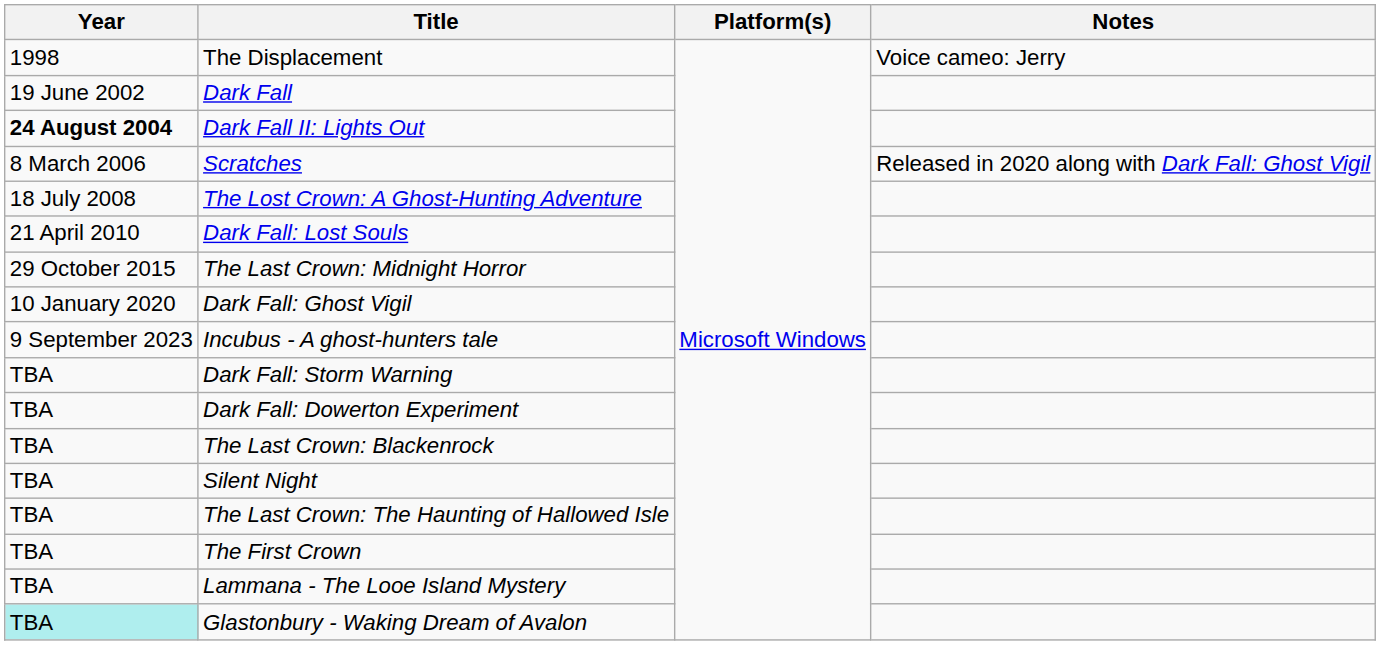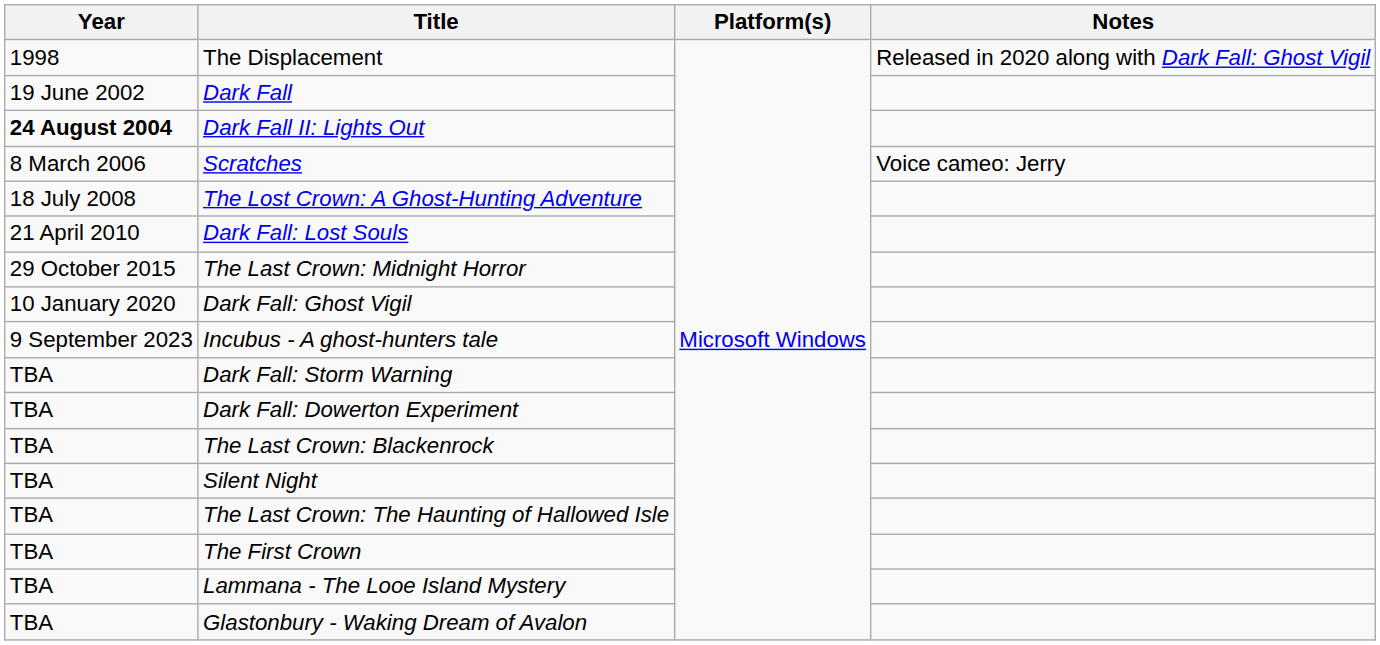(971, 57) Voice cameo: Jerry -> (1123, 57) Released in 2020 along with Dark Fall: Ghost Vigil
(1123, 163) Released in 2020 along with Dark Fall: Ghost Vigil -> (971, 163) Voice cameo: Jerry
(31, 621) paleturquoise background -> (31, 621) no background
